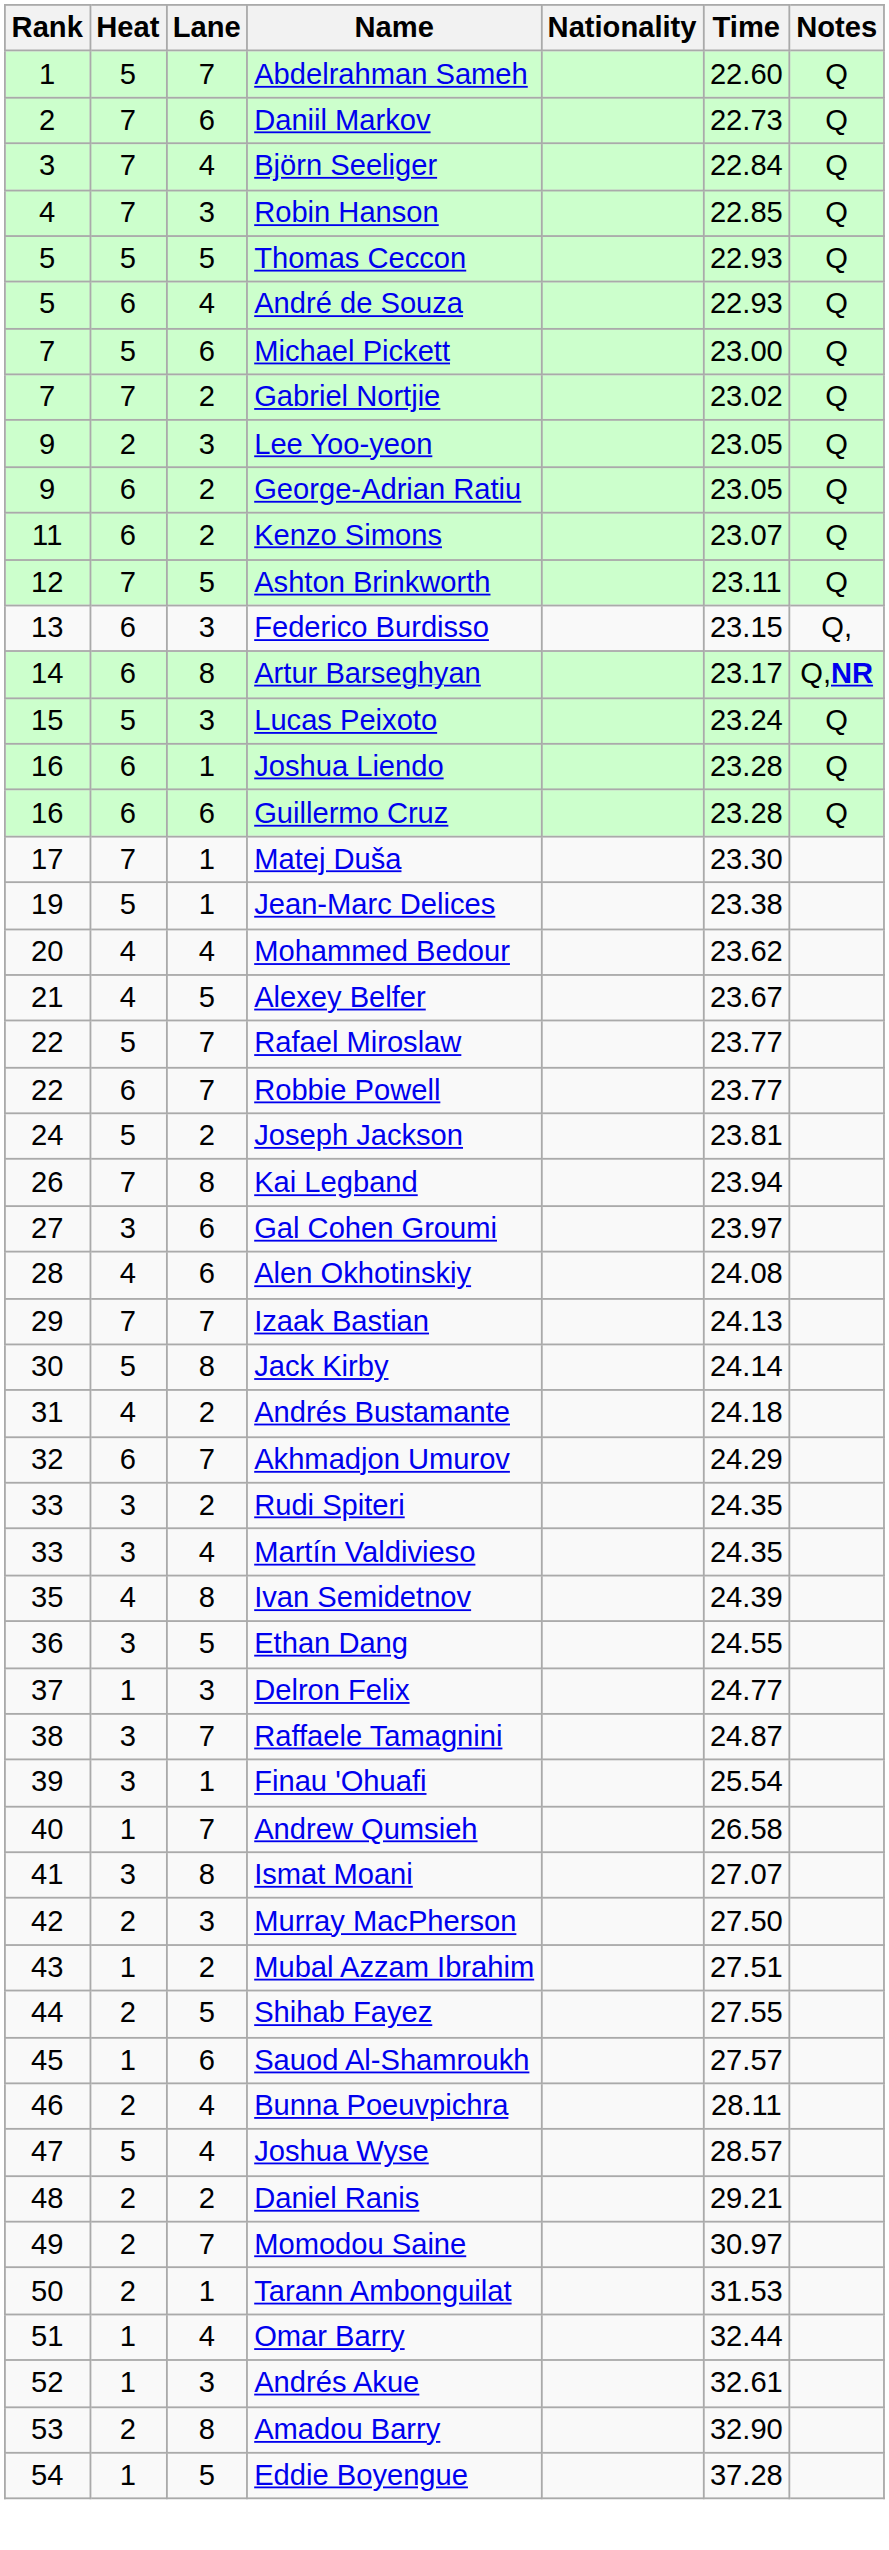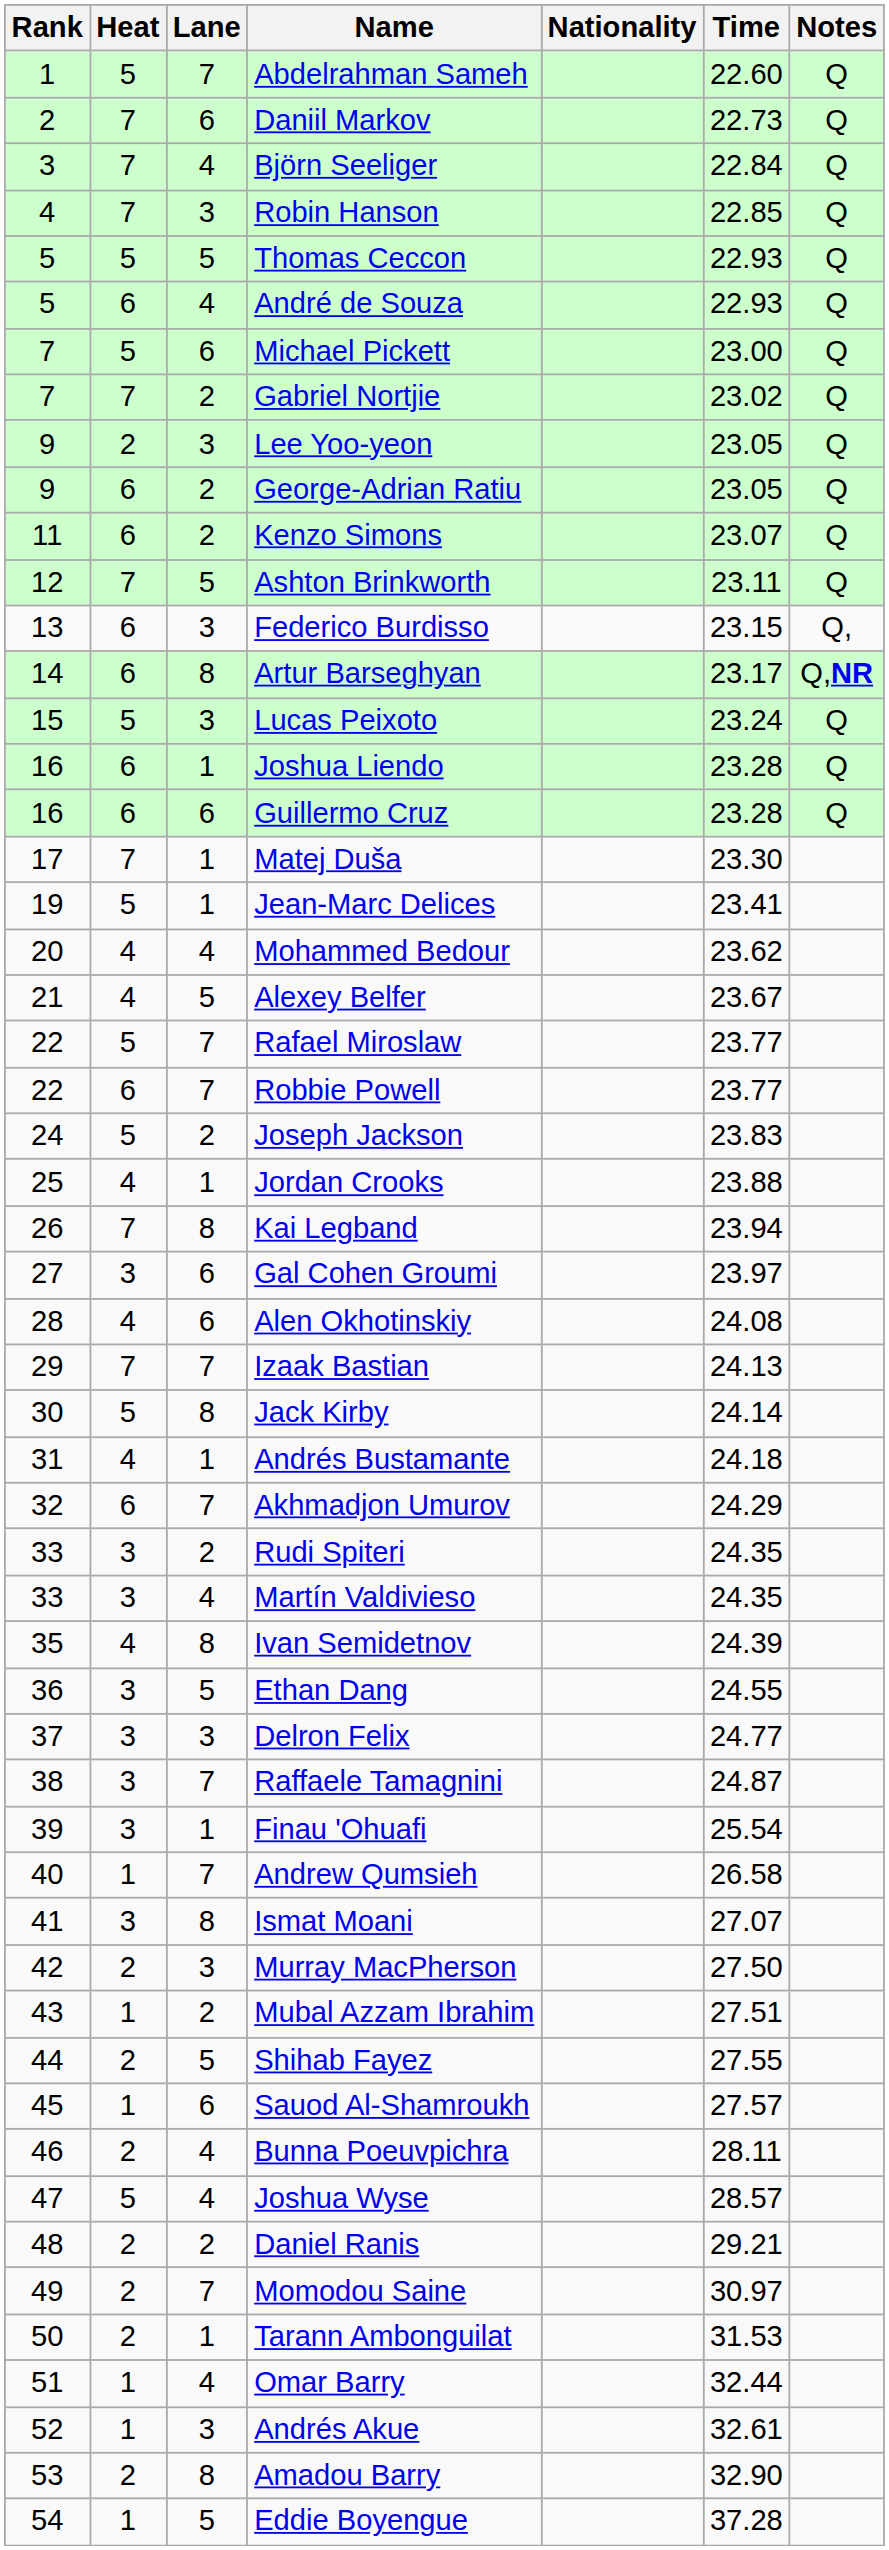(746, 905) 23.38 -> (746, 905) 23.41
(746, 1135) 23.81 -> (746, 1135) 23.83
+ row: (349, 1182)
(207, 1413) 2 -> (207, 1459) 1
(128, 1690) 1 -> (128, 1736) 3
